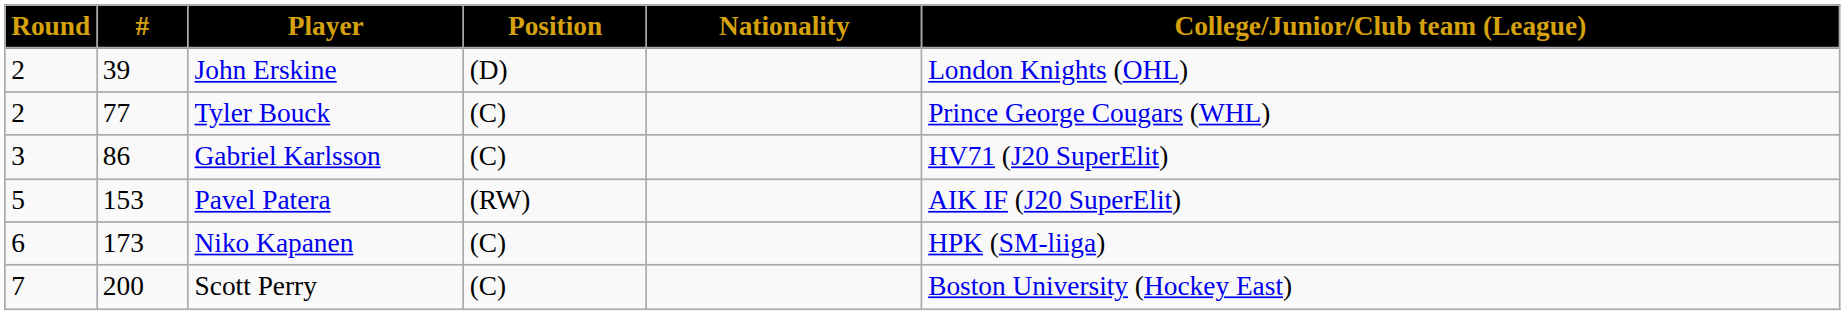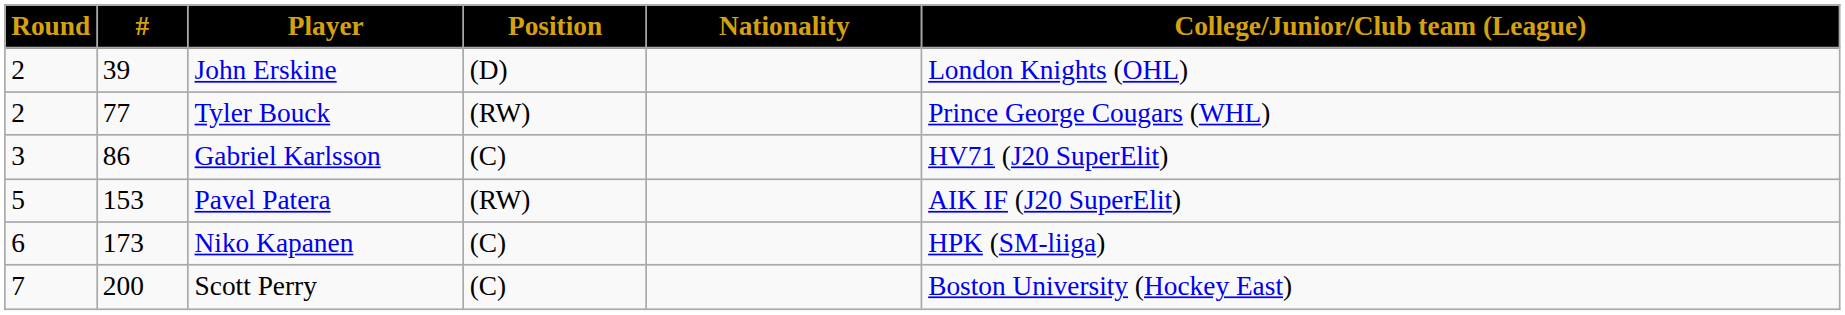(488, 112) (C) -> (500, 112) (RW)
